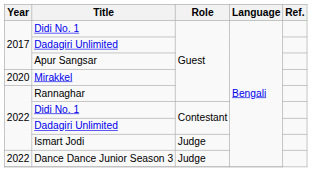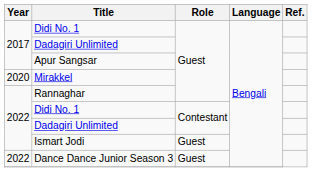(192, 142) Judge -> (191, 142) Guest
(192, 158) Judge -> (191, 158) Guest
